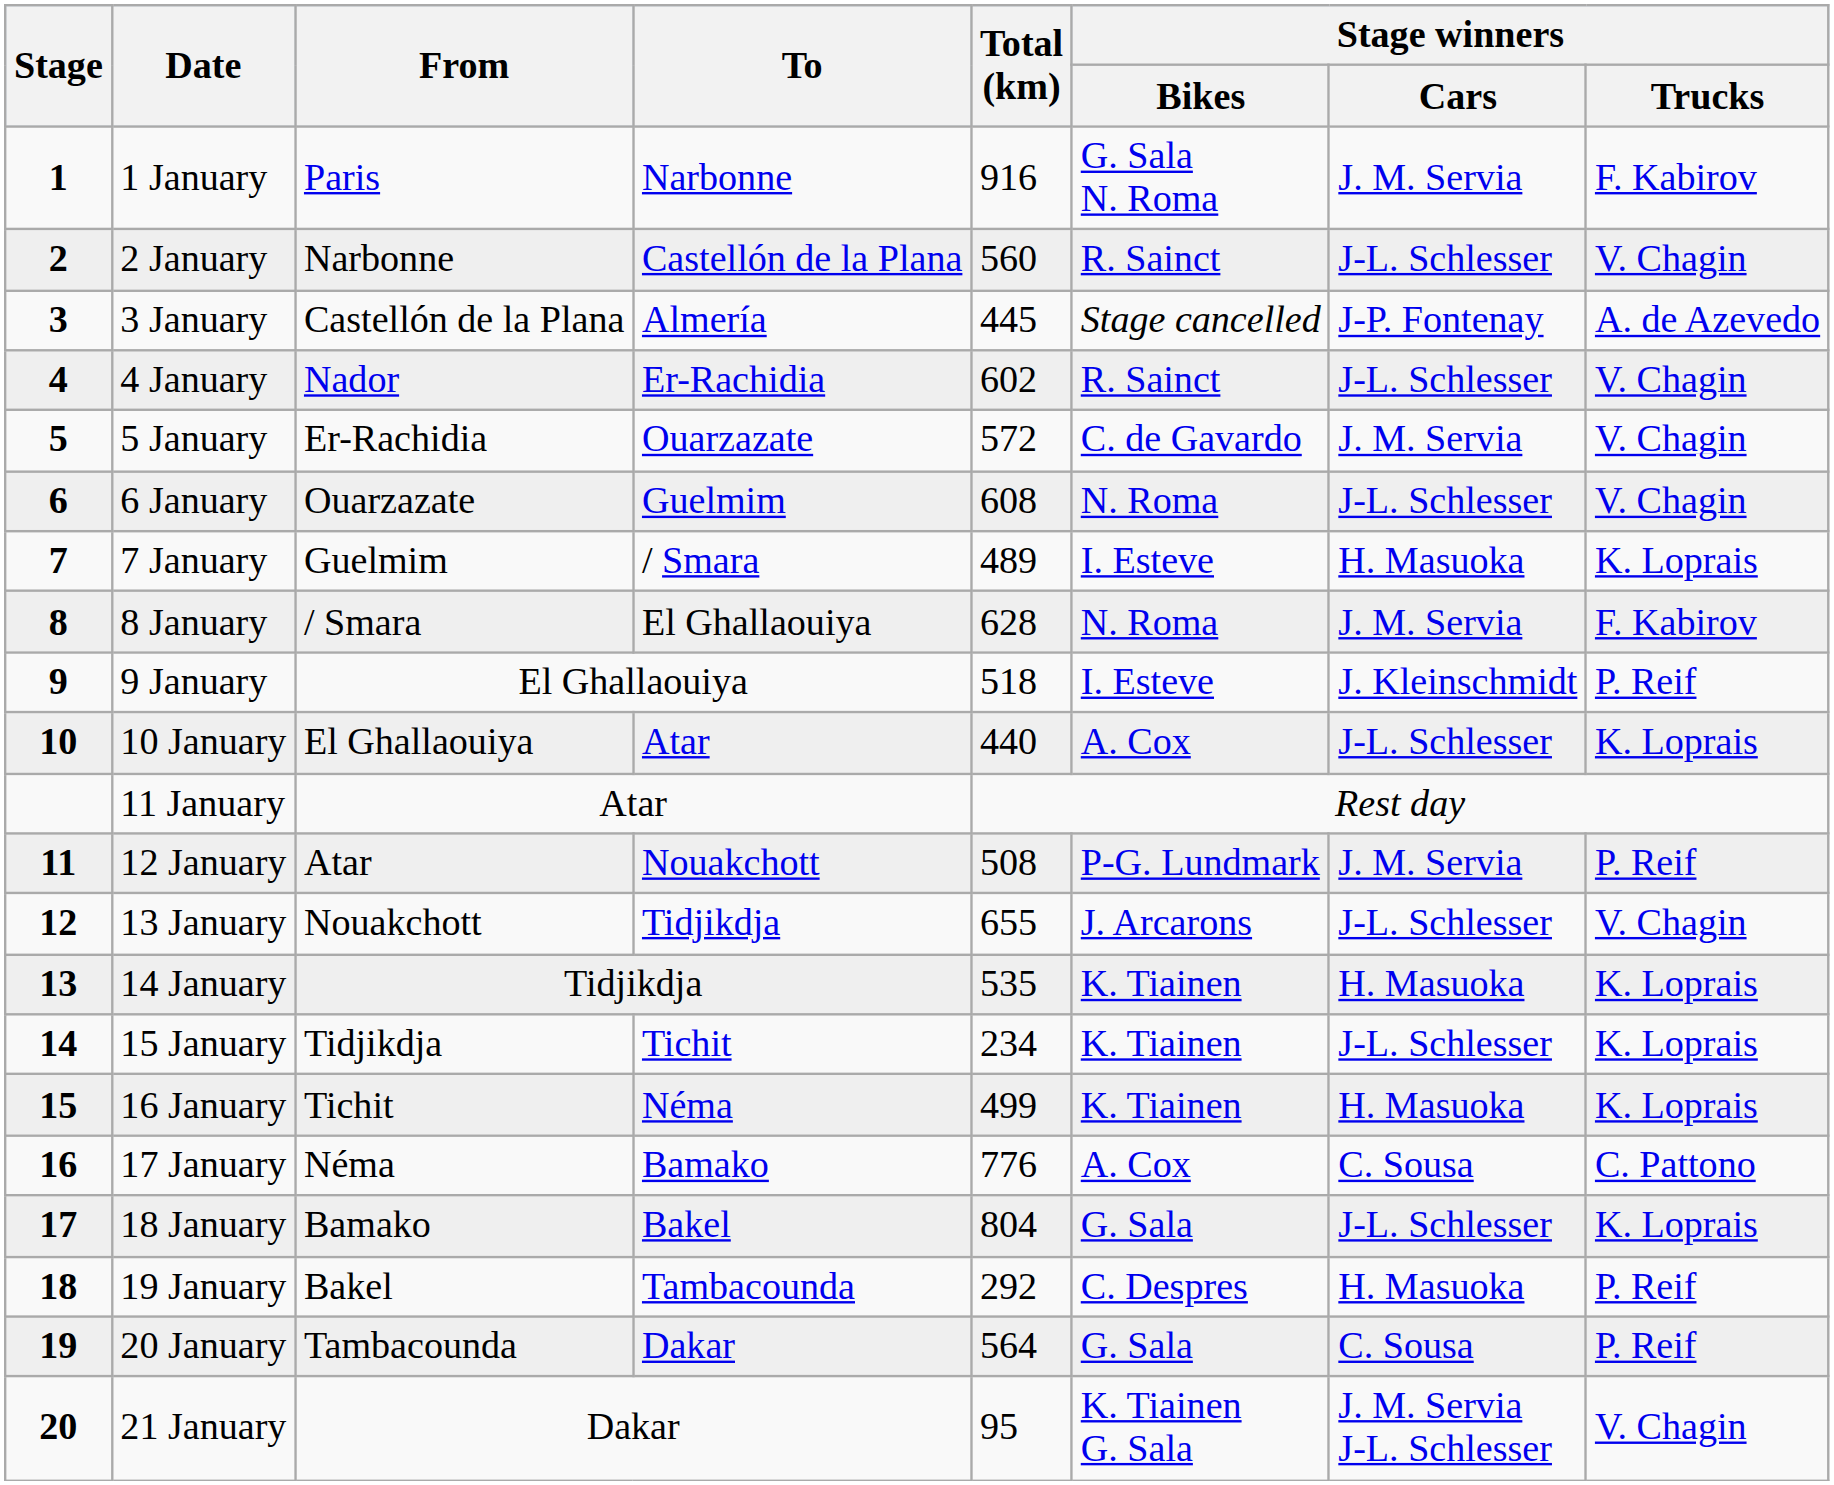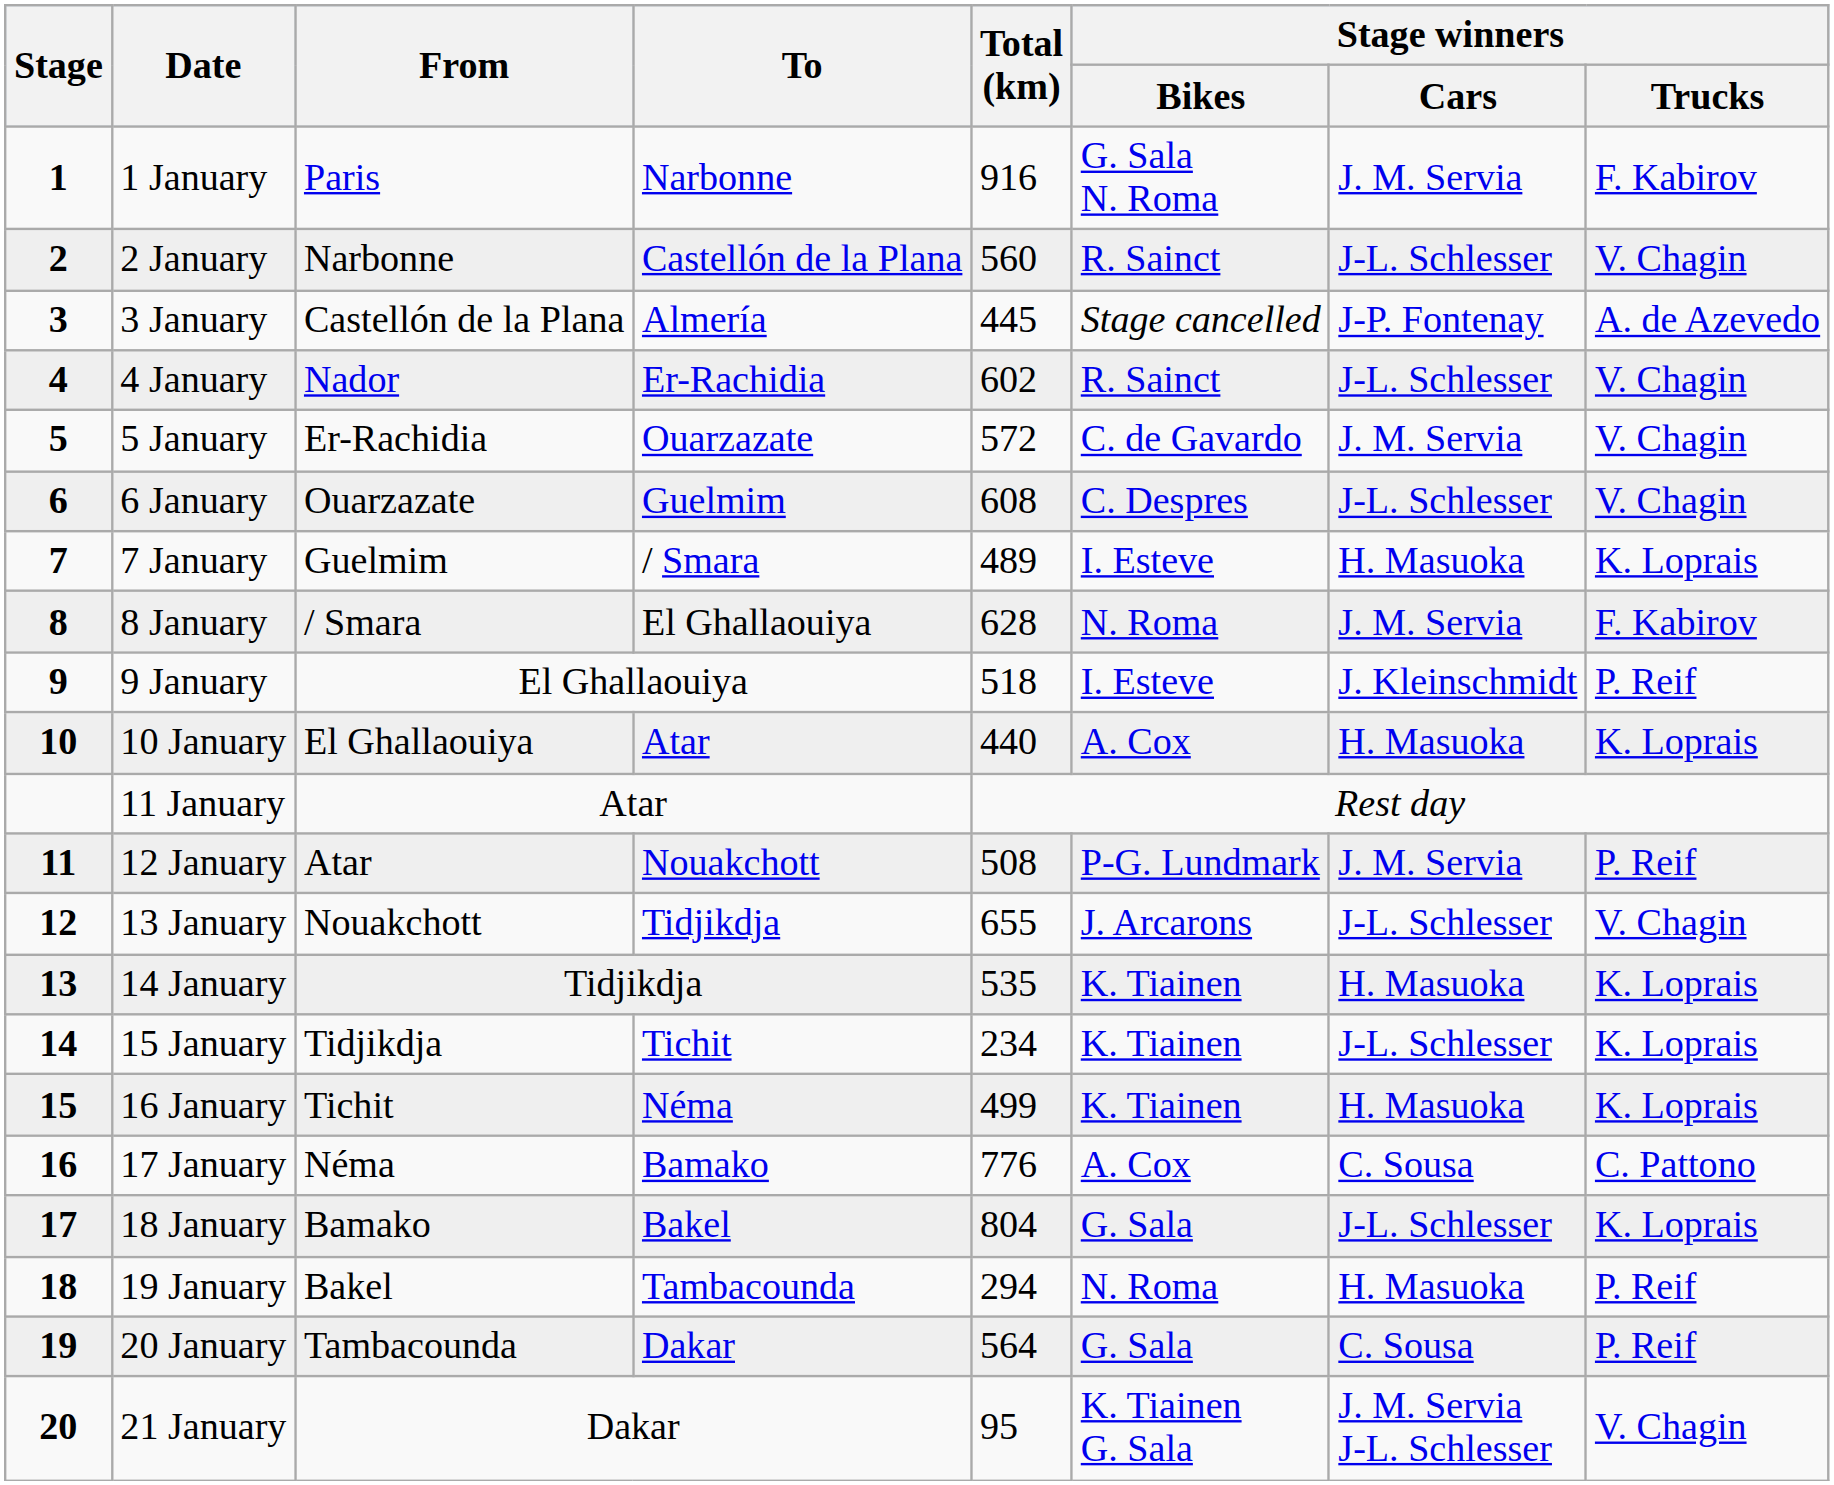(1150, 500) N. Roma -> (1164, 500) C. Despres
(1445, 741) J-L. Schlesser -> (1431, 741) H. Masuoka
(1009, 1285) 292 -> (1009, 1285) 294
(1164, 1285) C. Despres -> (1150, 1285) N. Roma
